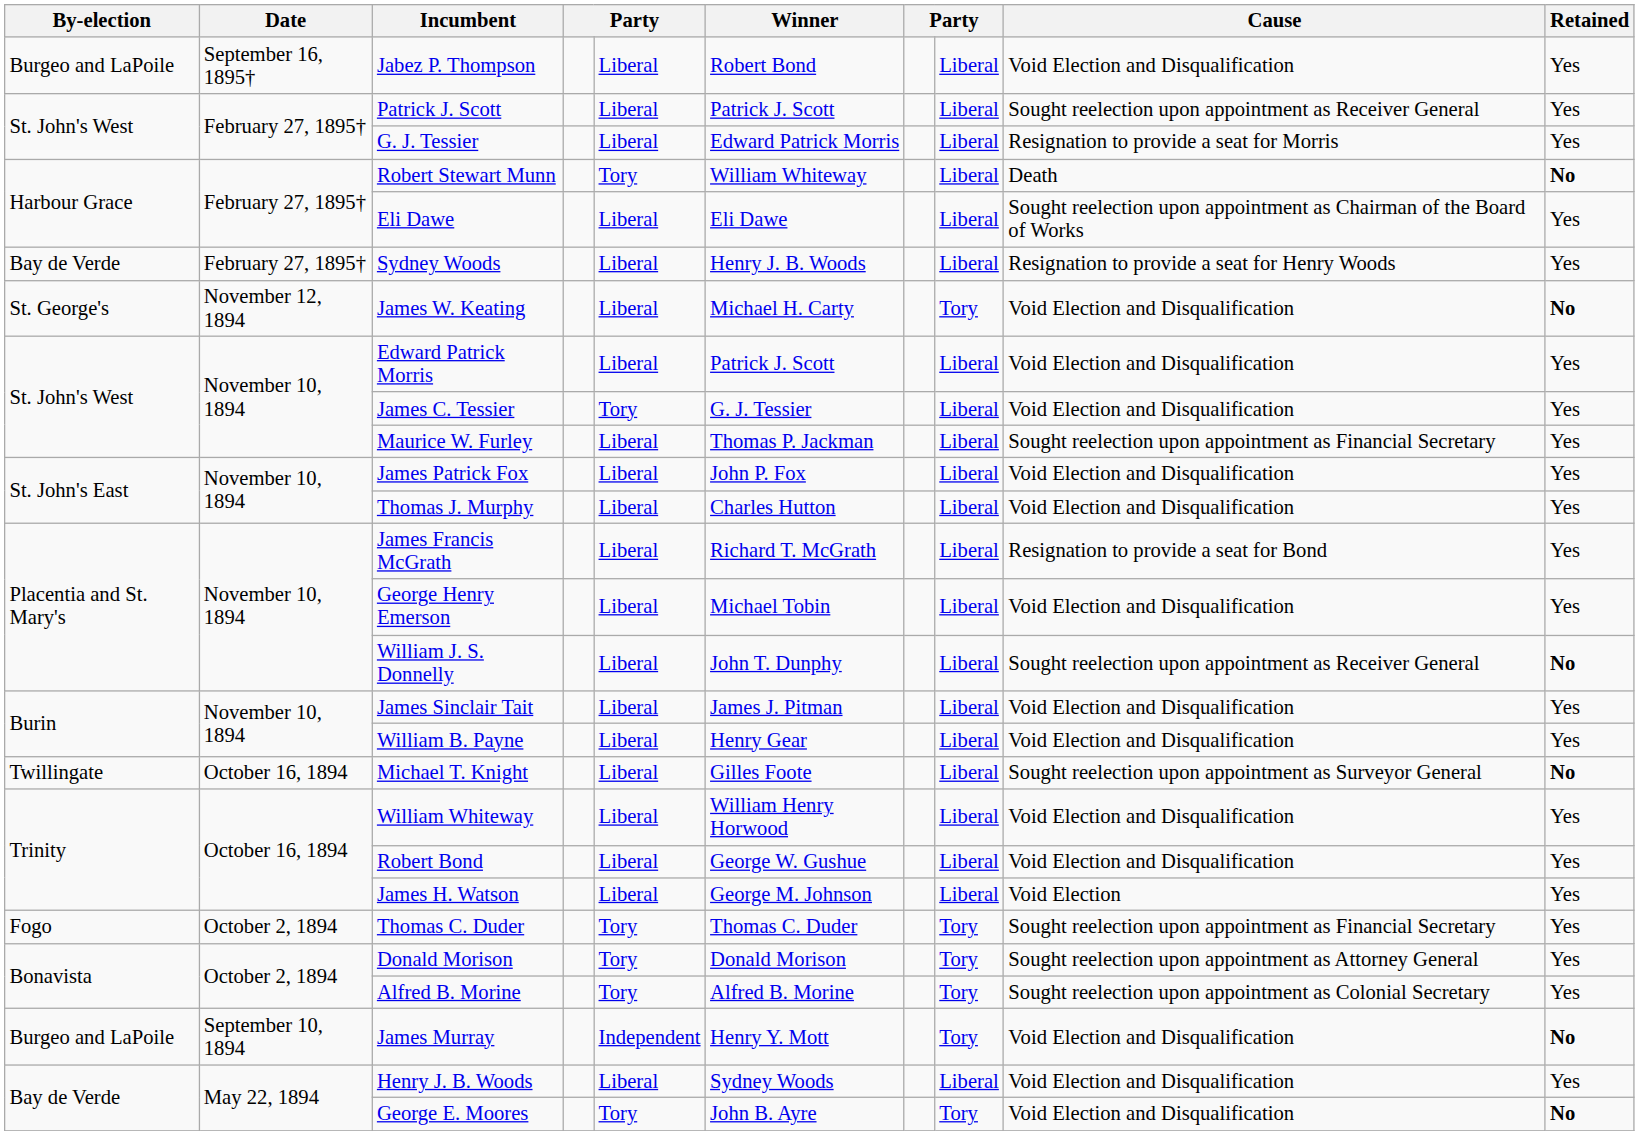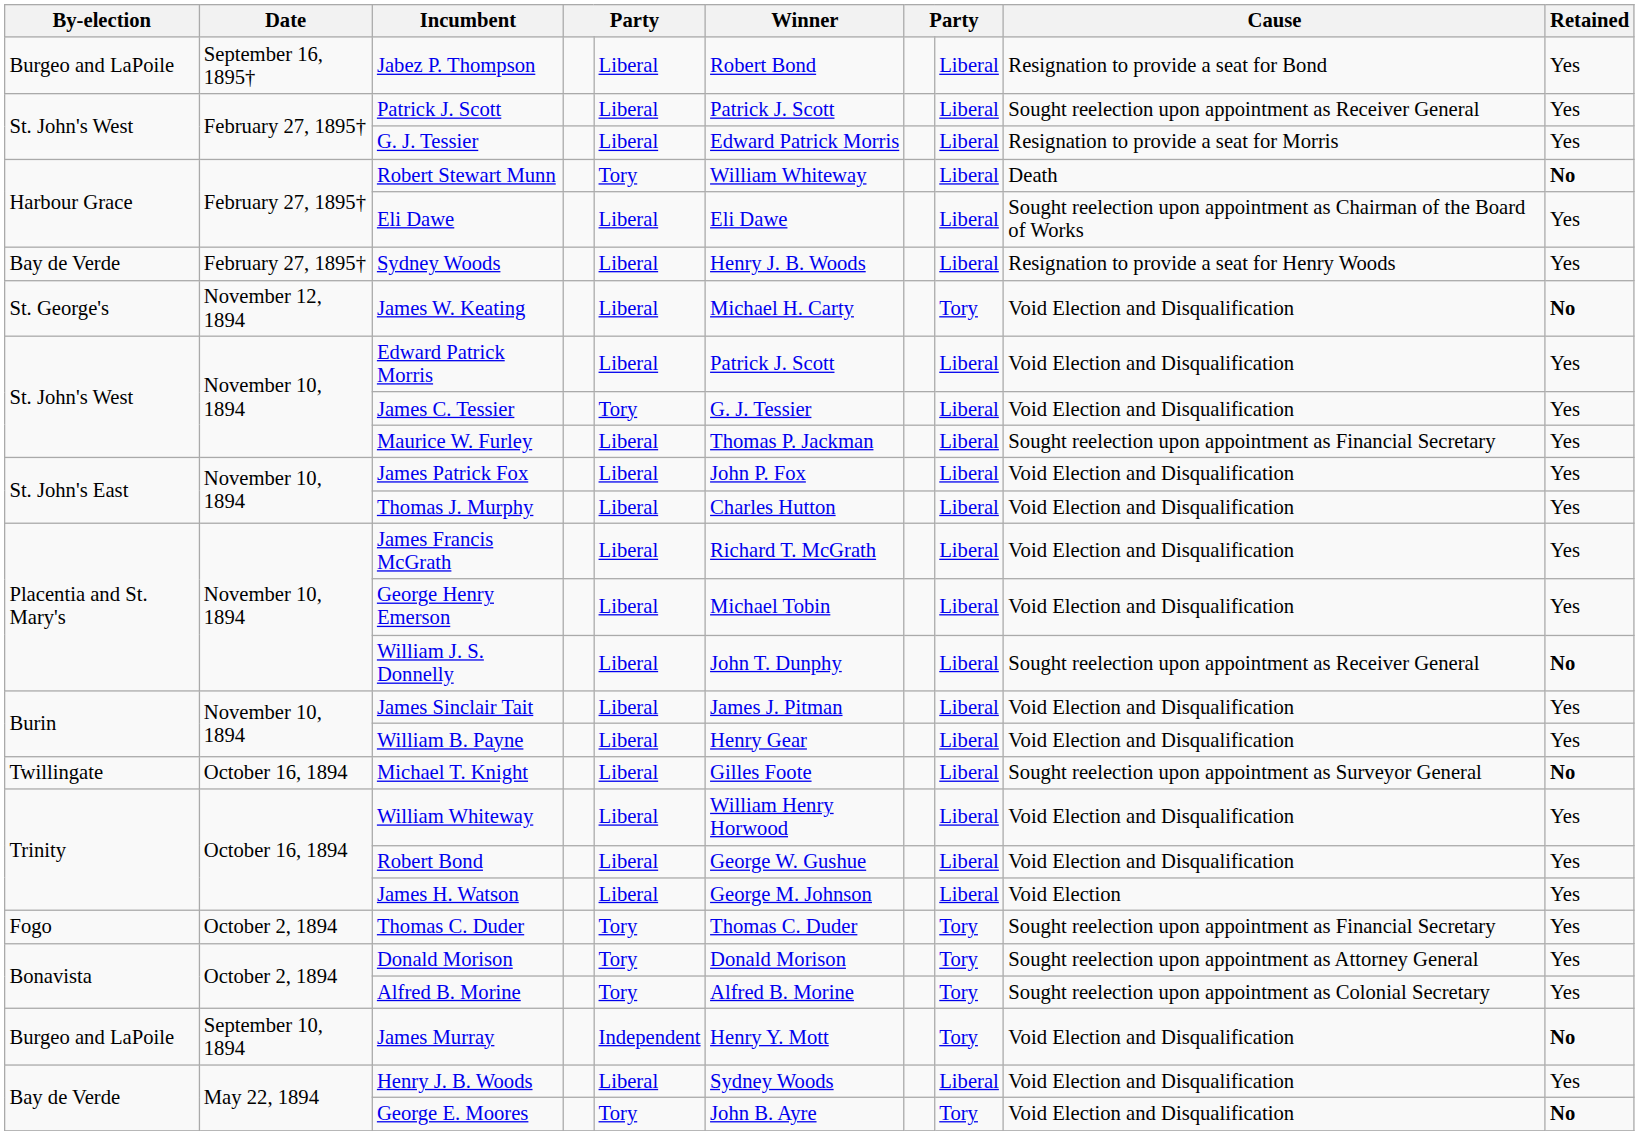(1151, 65) Void Election and Disqualification -> (1168, 65) Resignation to provide a seat for Bond
(1168, 550) Resignation to provide a seat for Bond -> (1151, 550) Void Election and Disqualification
